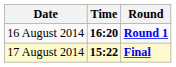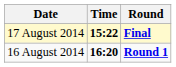rows swapped: (46, 33) <-> (46, 52)
